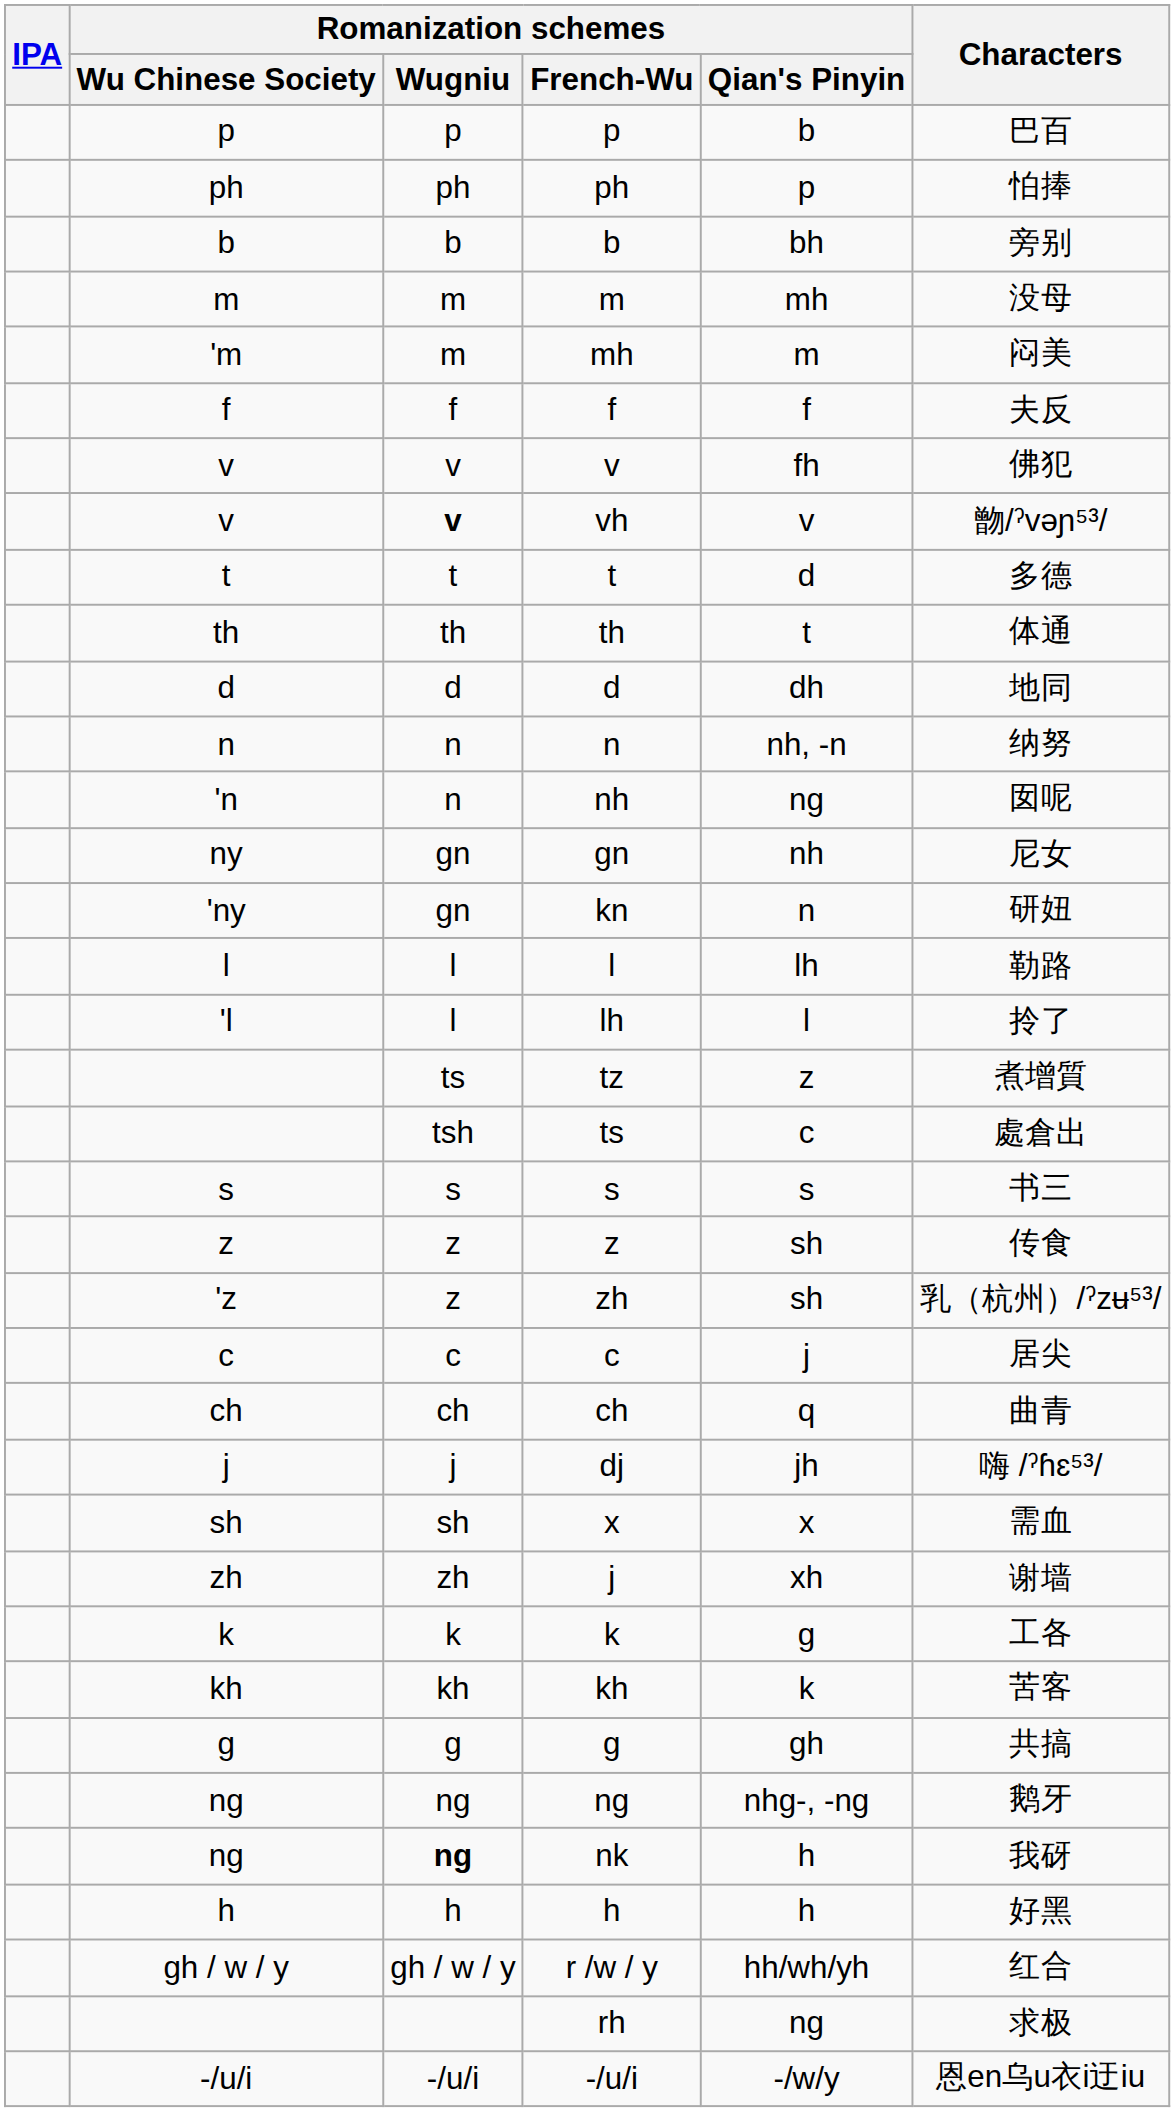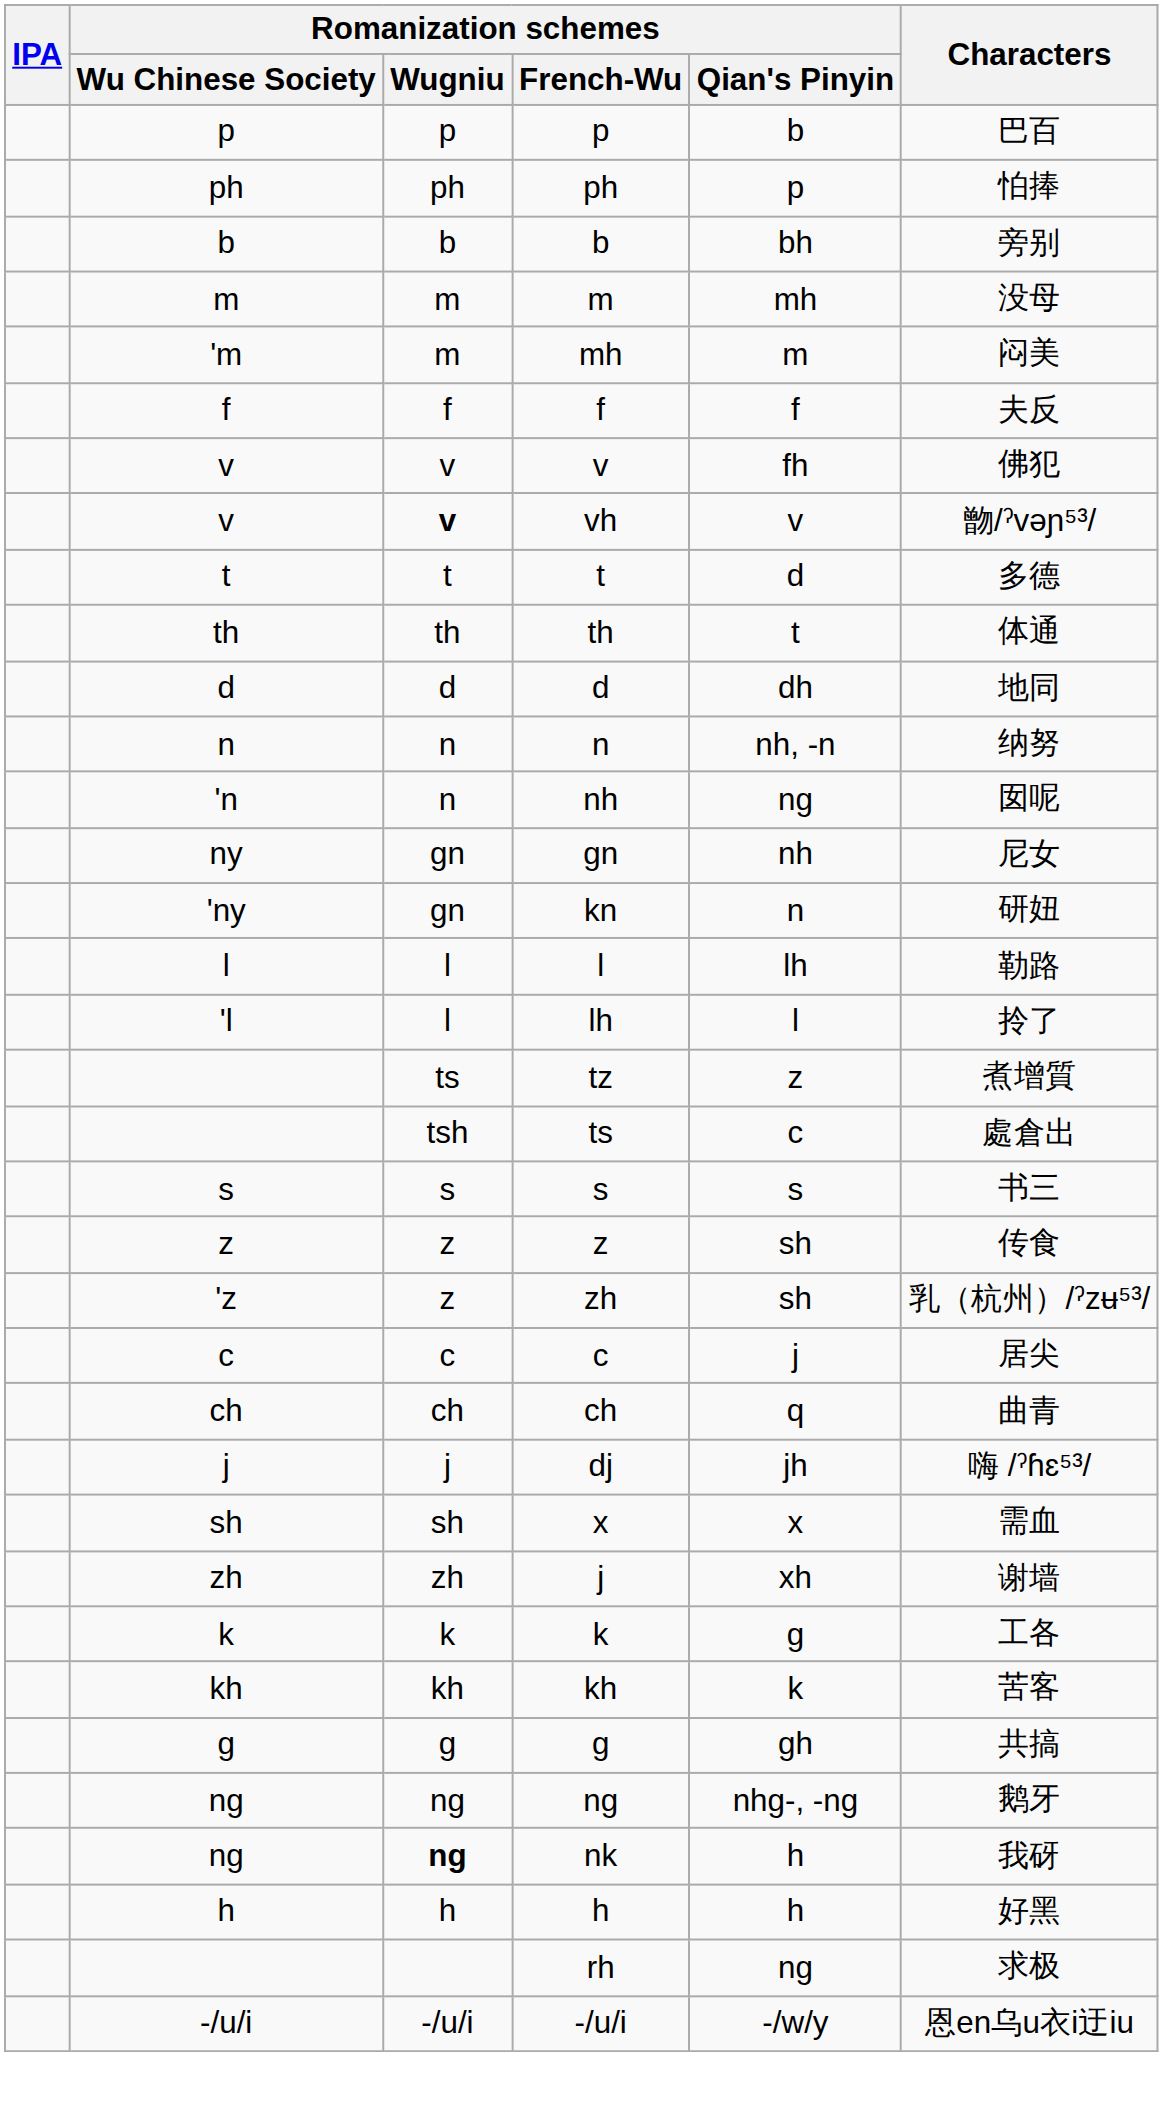- row: (612, 1967)
